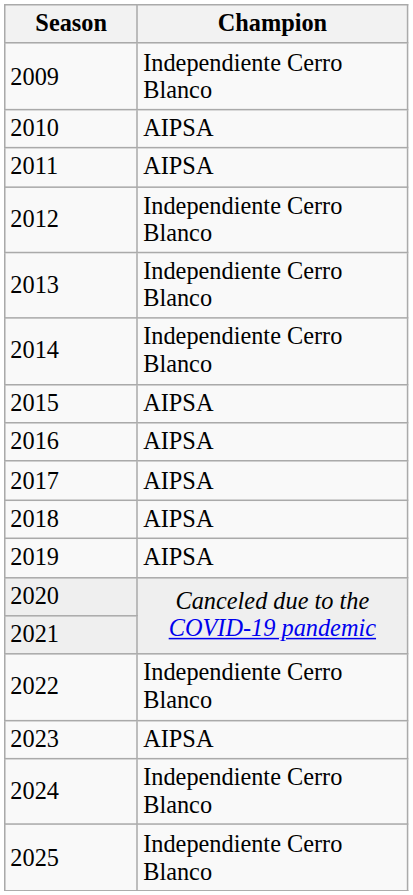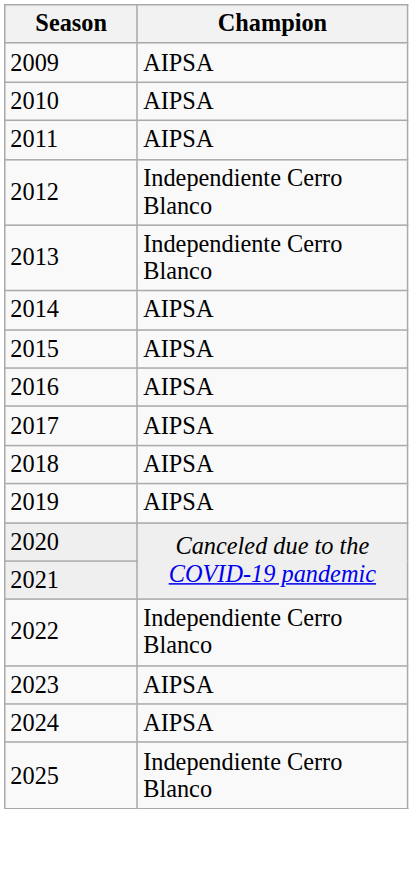(243, 76) Independiente Cerro Blanco -> (178, 62) AIPSA
(243, 350) Independiente Cerro Blanco -> (178, 309) AIPSA
(243, 791) Independiente Cerro Blanco -> (178, 722) AIPSA
